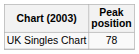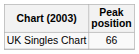(111, 40) 78 -> (111, 40) 66
